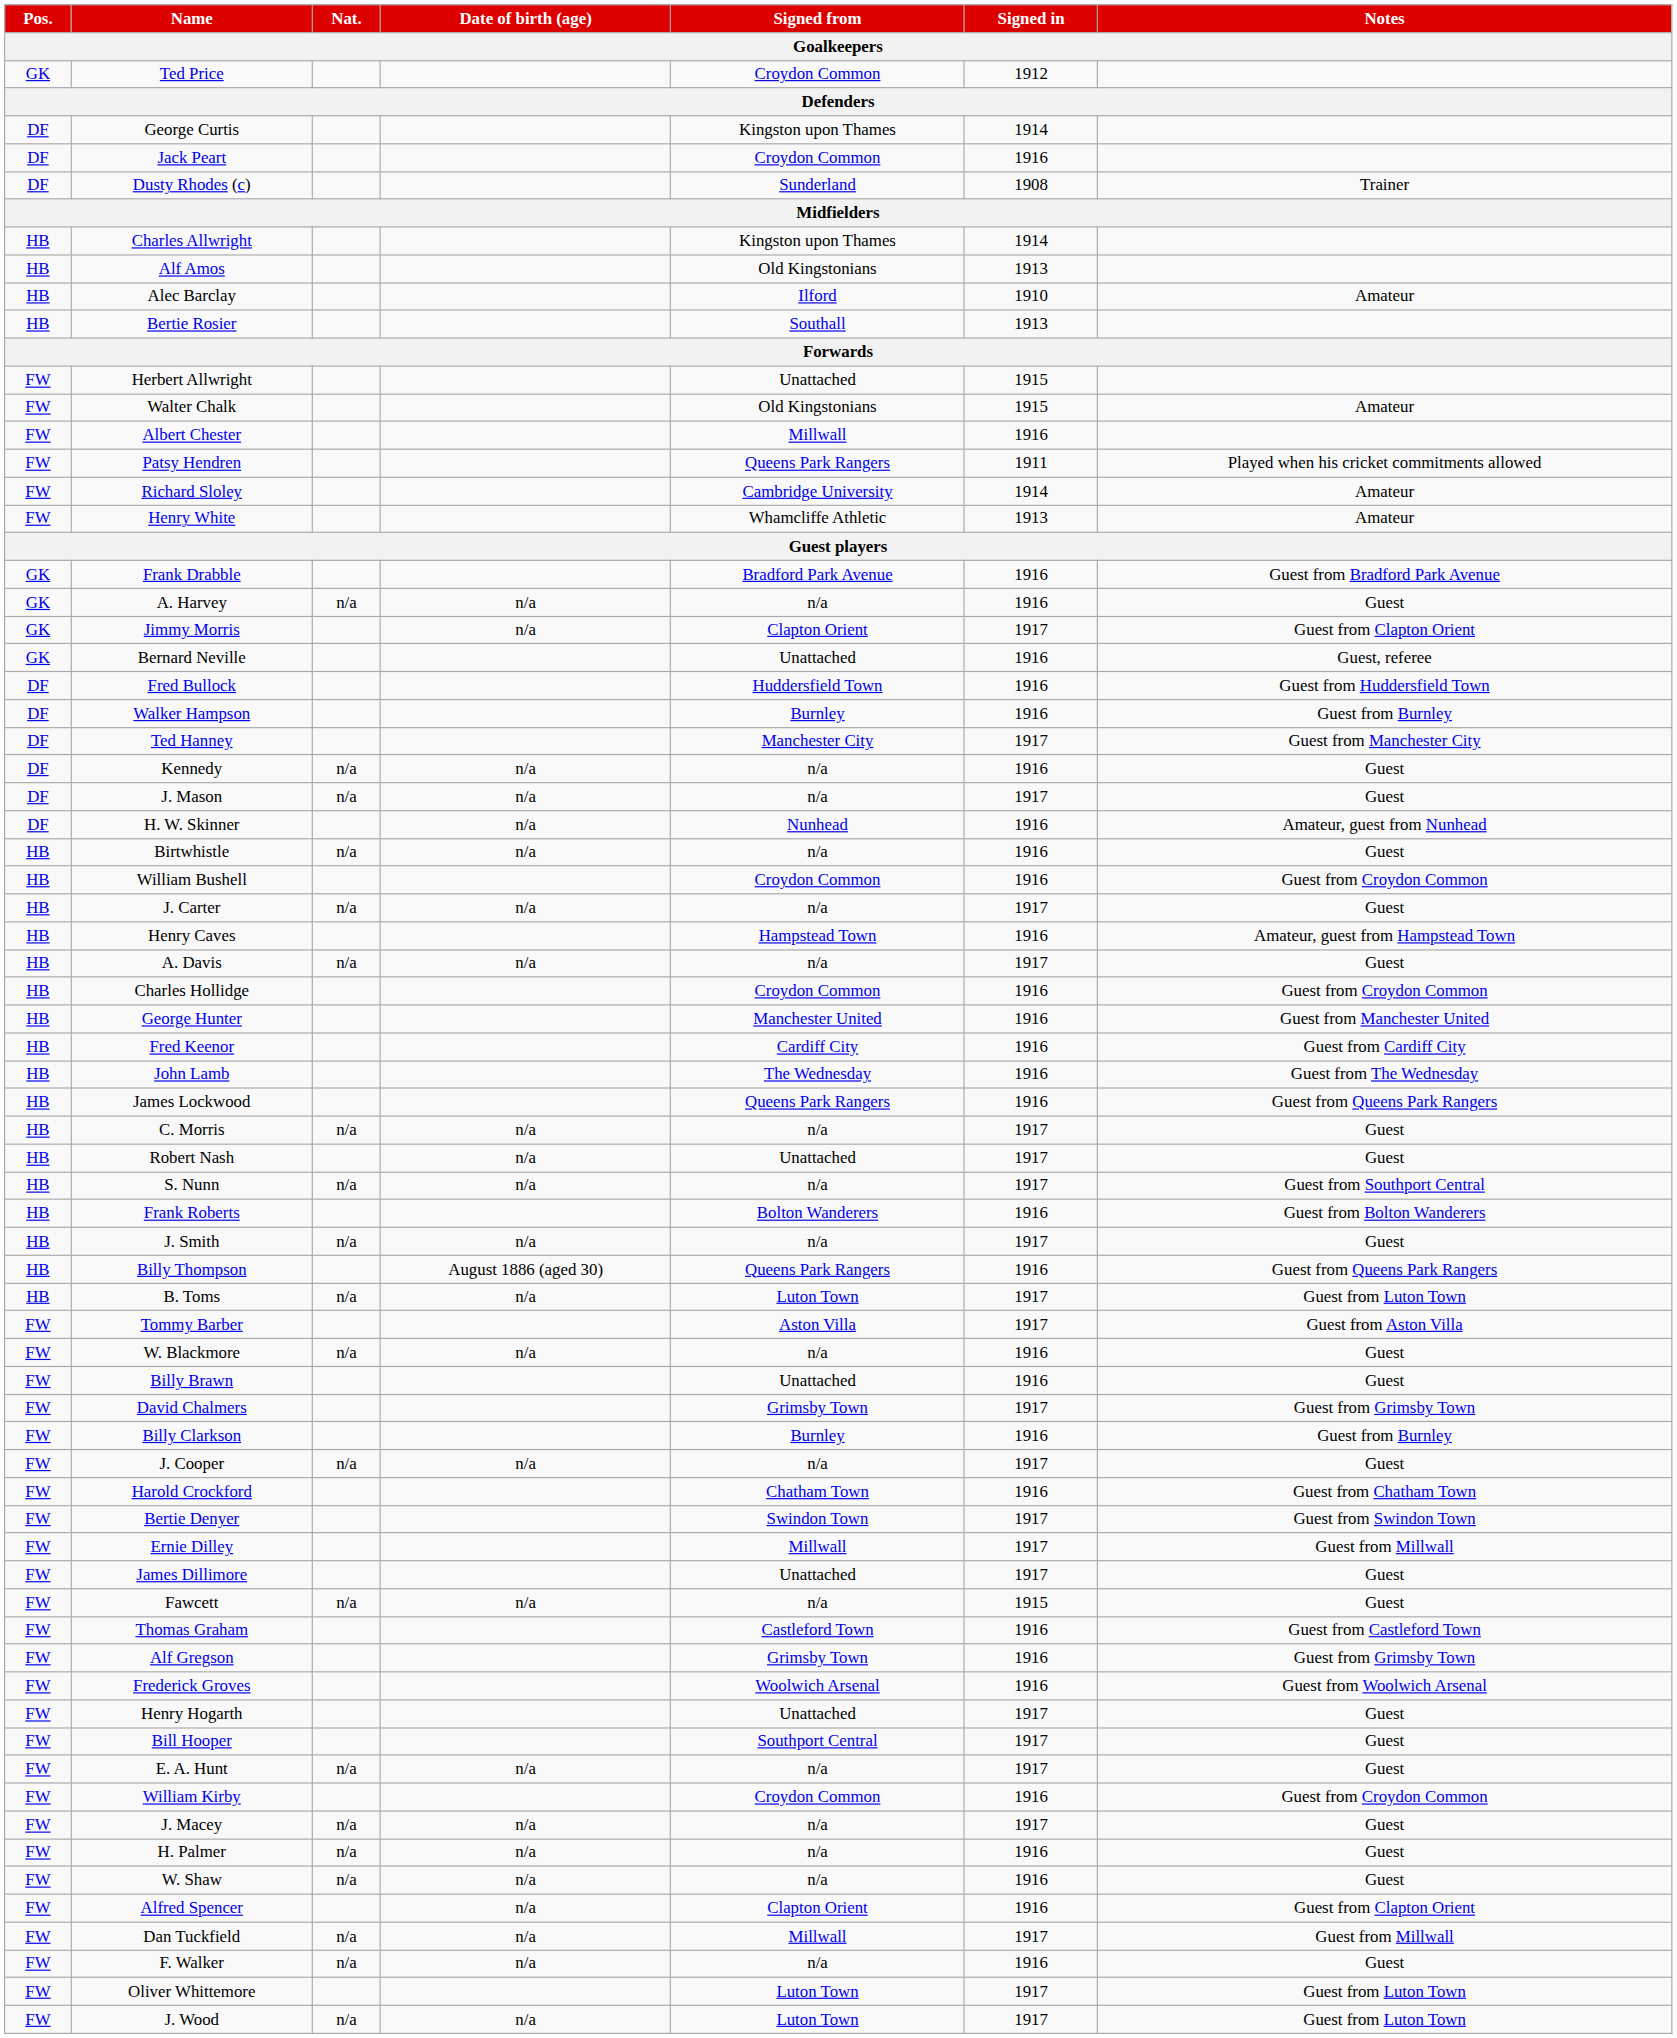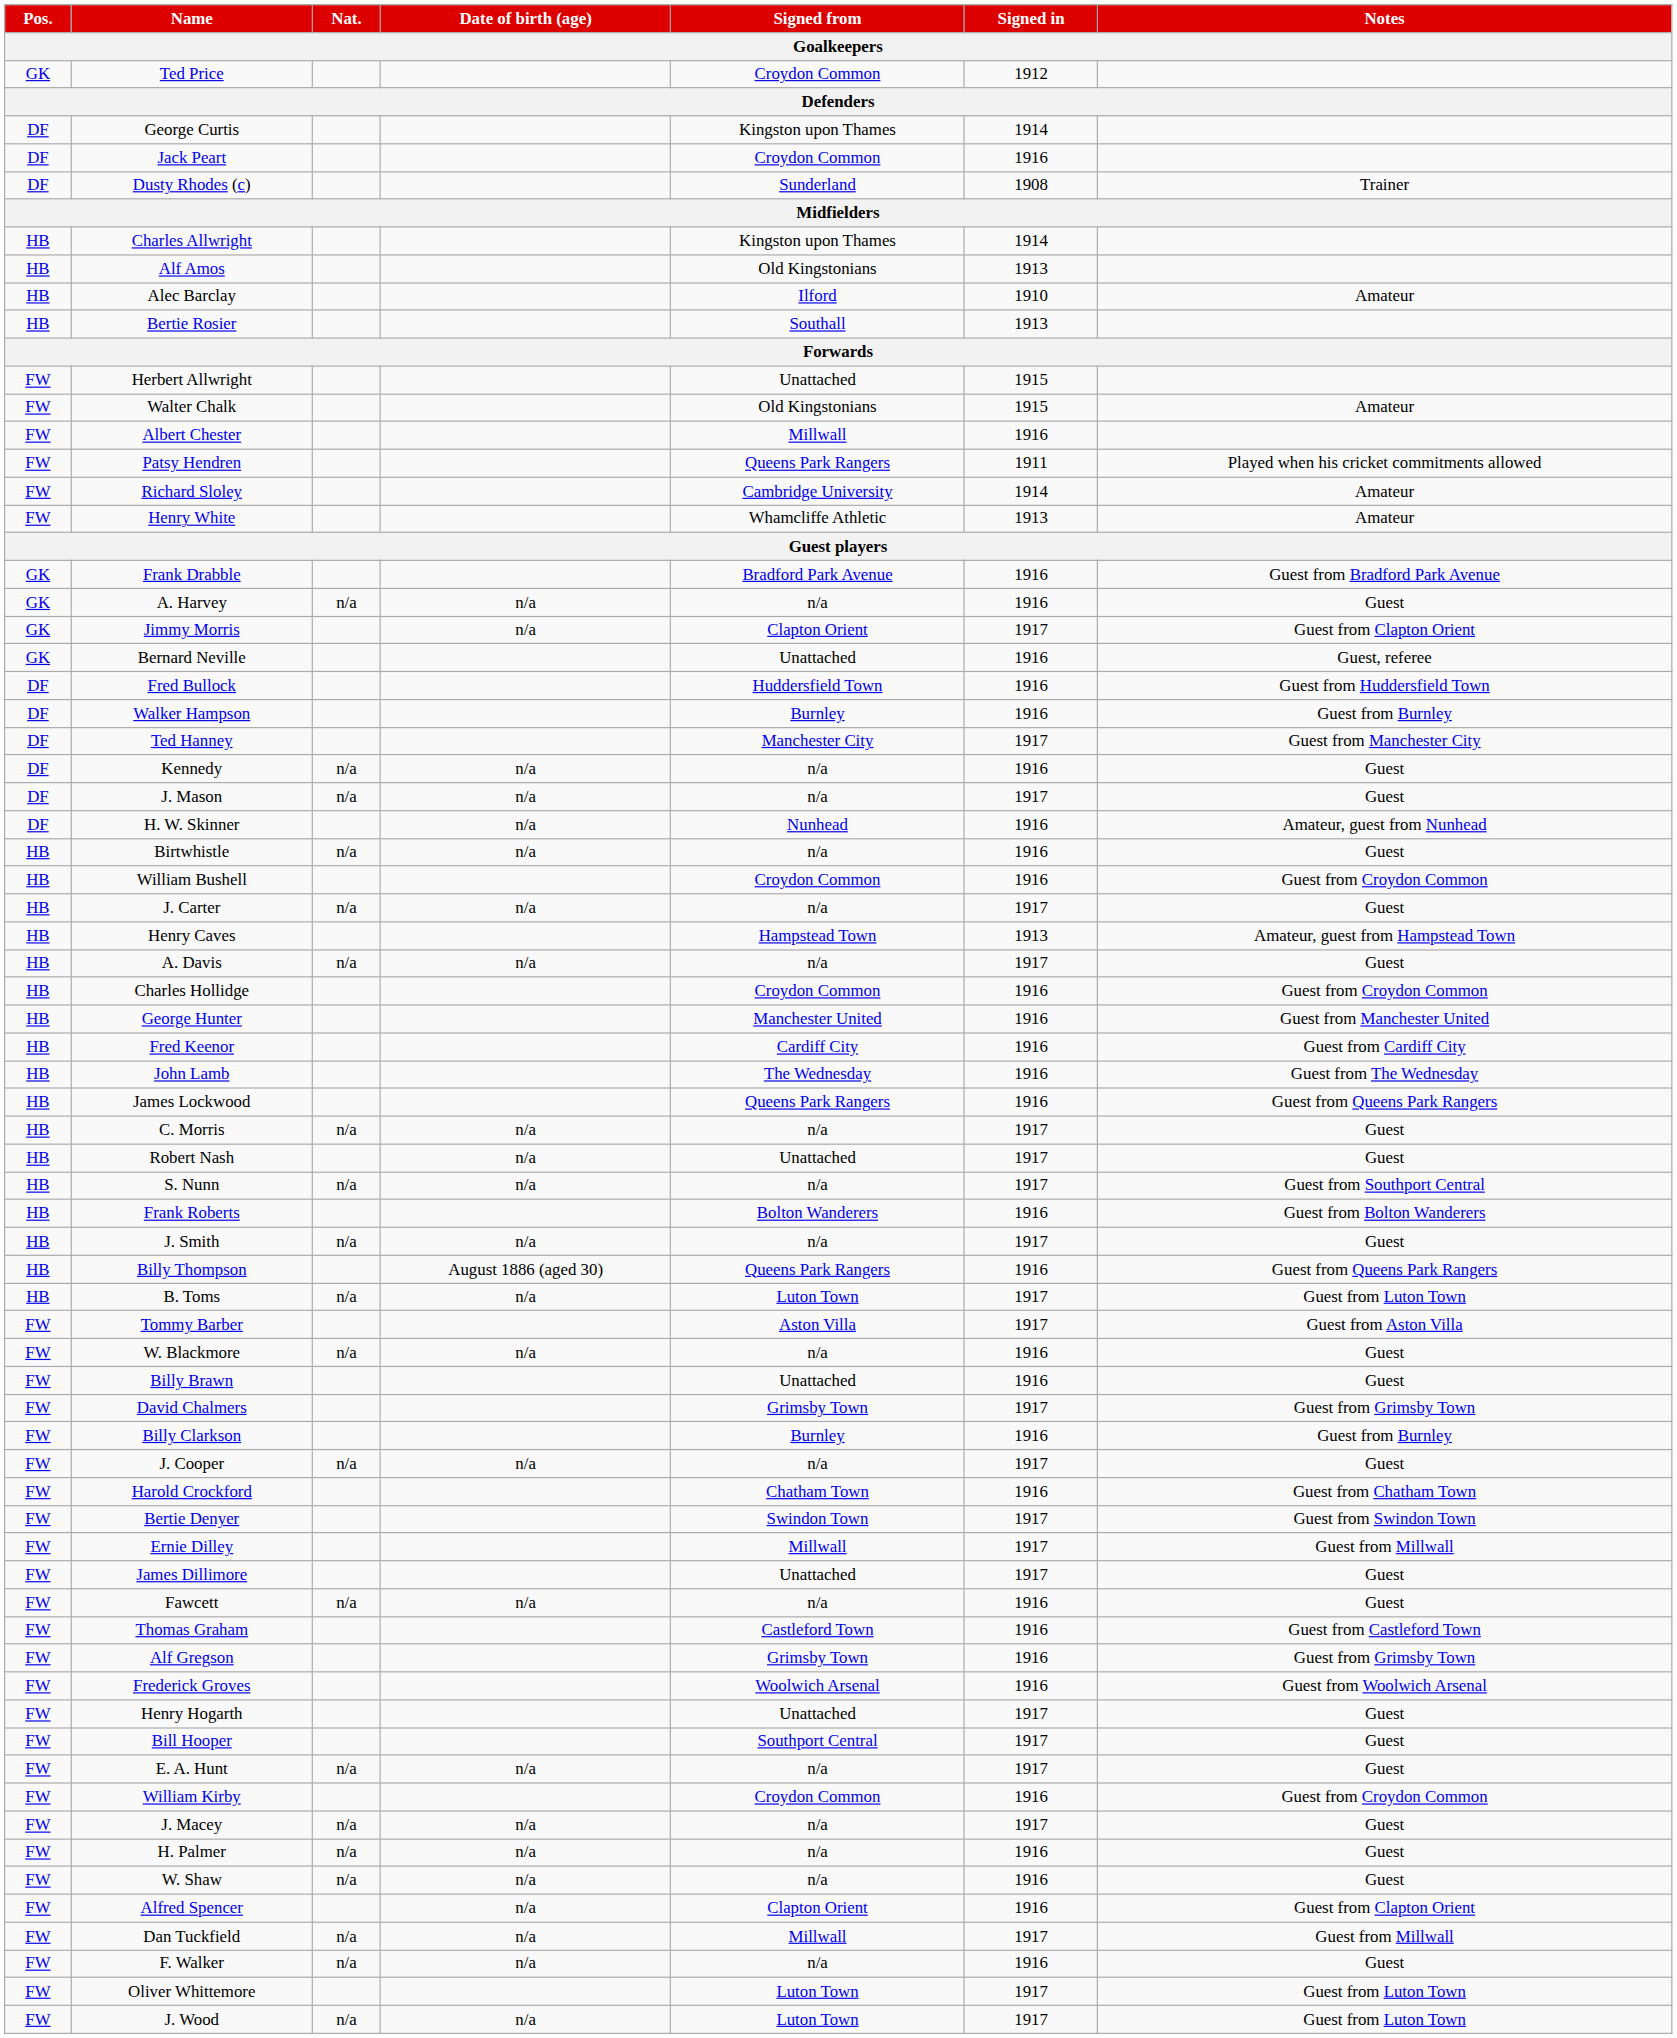(1031, 935) 1916 -> (1031, 935) 1913
(1031, 1602) 1915 -> (1031, 1602) 1916
